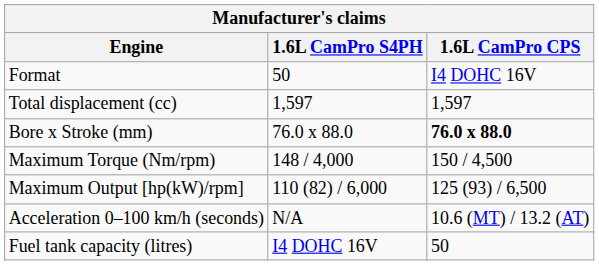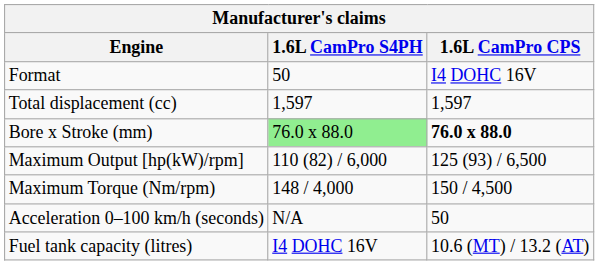(313, 132) no background -> (313, 132) lightgreen background
rows swapped: (126, 189) <-> (112, 160)
(510, 217) 10.6 (MT) / 13.2 (AT) -> (440, 217) 50
(440, 246) 50 -> (510, 246) 10.6 (MT) / 13.2 (AT)
